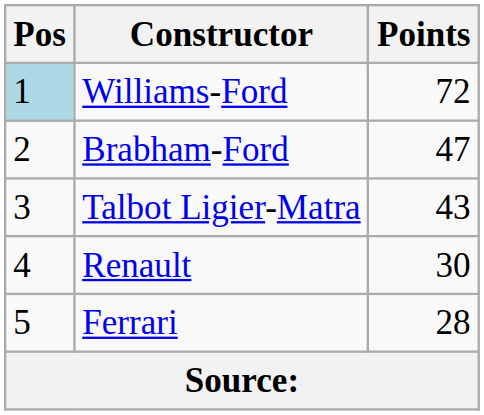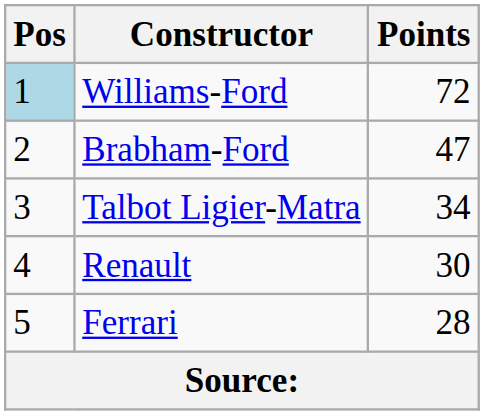(453, 207) 43 -> (453, 207) 34
